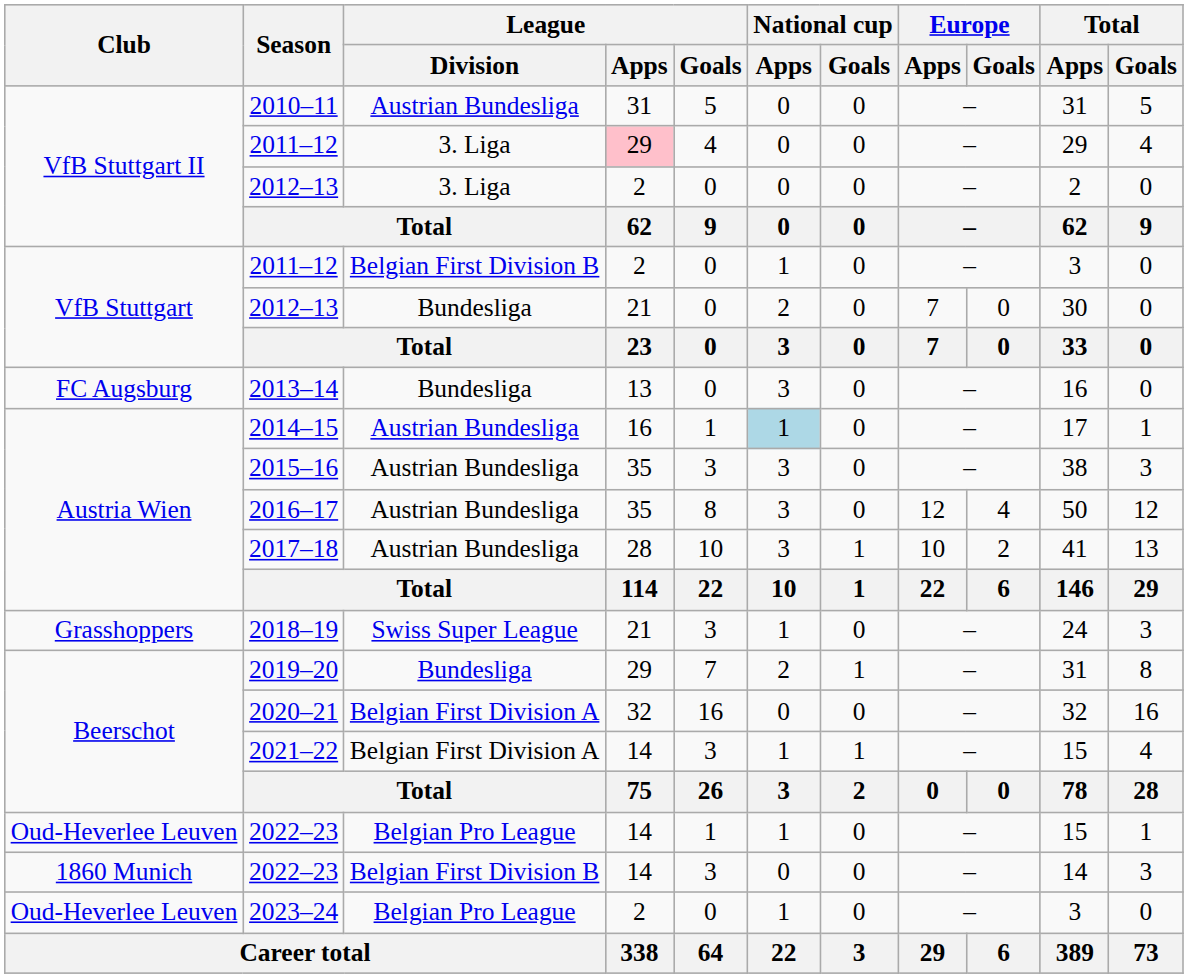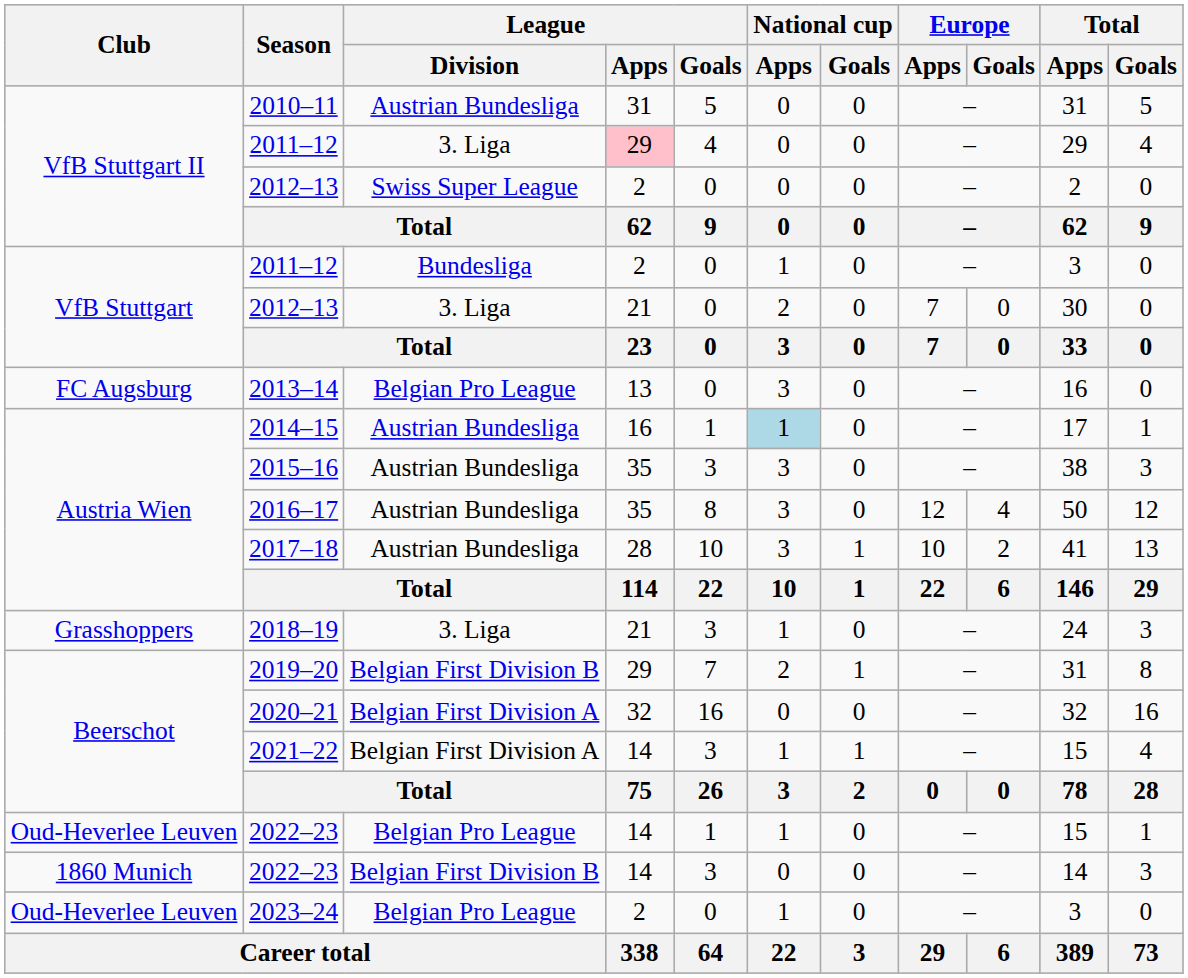(475, 186) 3. Liga -> (475, 186) Swiss Super League
(475, 266) Belgian First Division B -> (475, 266) Bundesliga
(475, 307) Bundesliga -> (475, 307) 3. Liga
(475, 387) Bundesliga -> (475, 387) Belgian Pro League
(475, 629) Swiss Super League -> (475, 629) 3. Liga
(475, 670) Bundesliga -> (475, 670) Belgian First Division B
